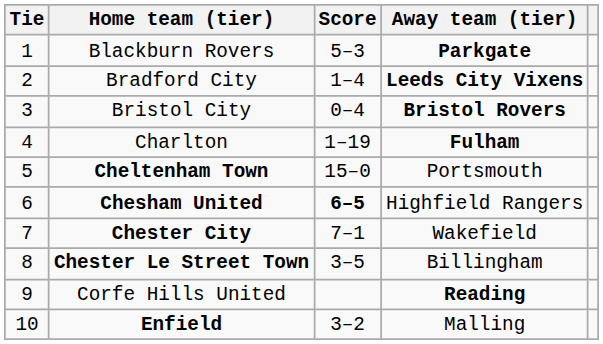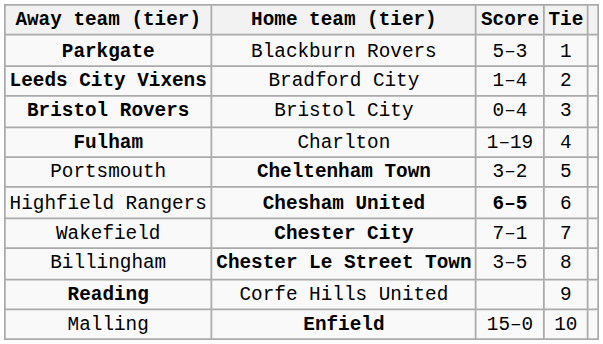columns swapped: (27, 20) <-> (485, 20)
(348, 172) 15–0 -> (510, 172) 3–2
(348, 325) 3–2 -> (510, 325) 15–0
